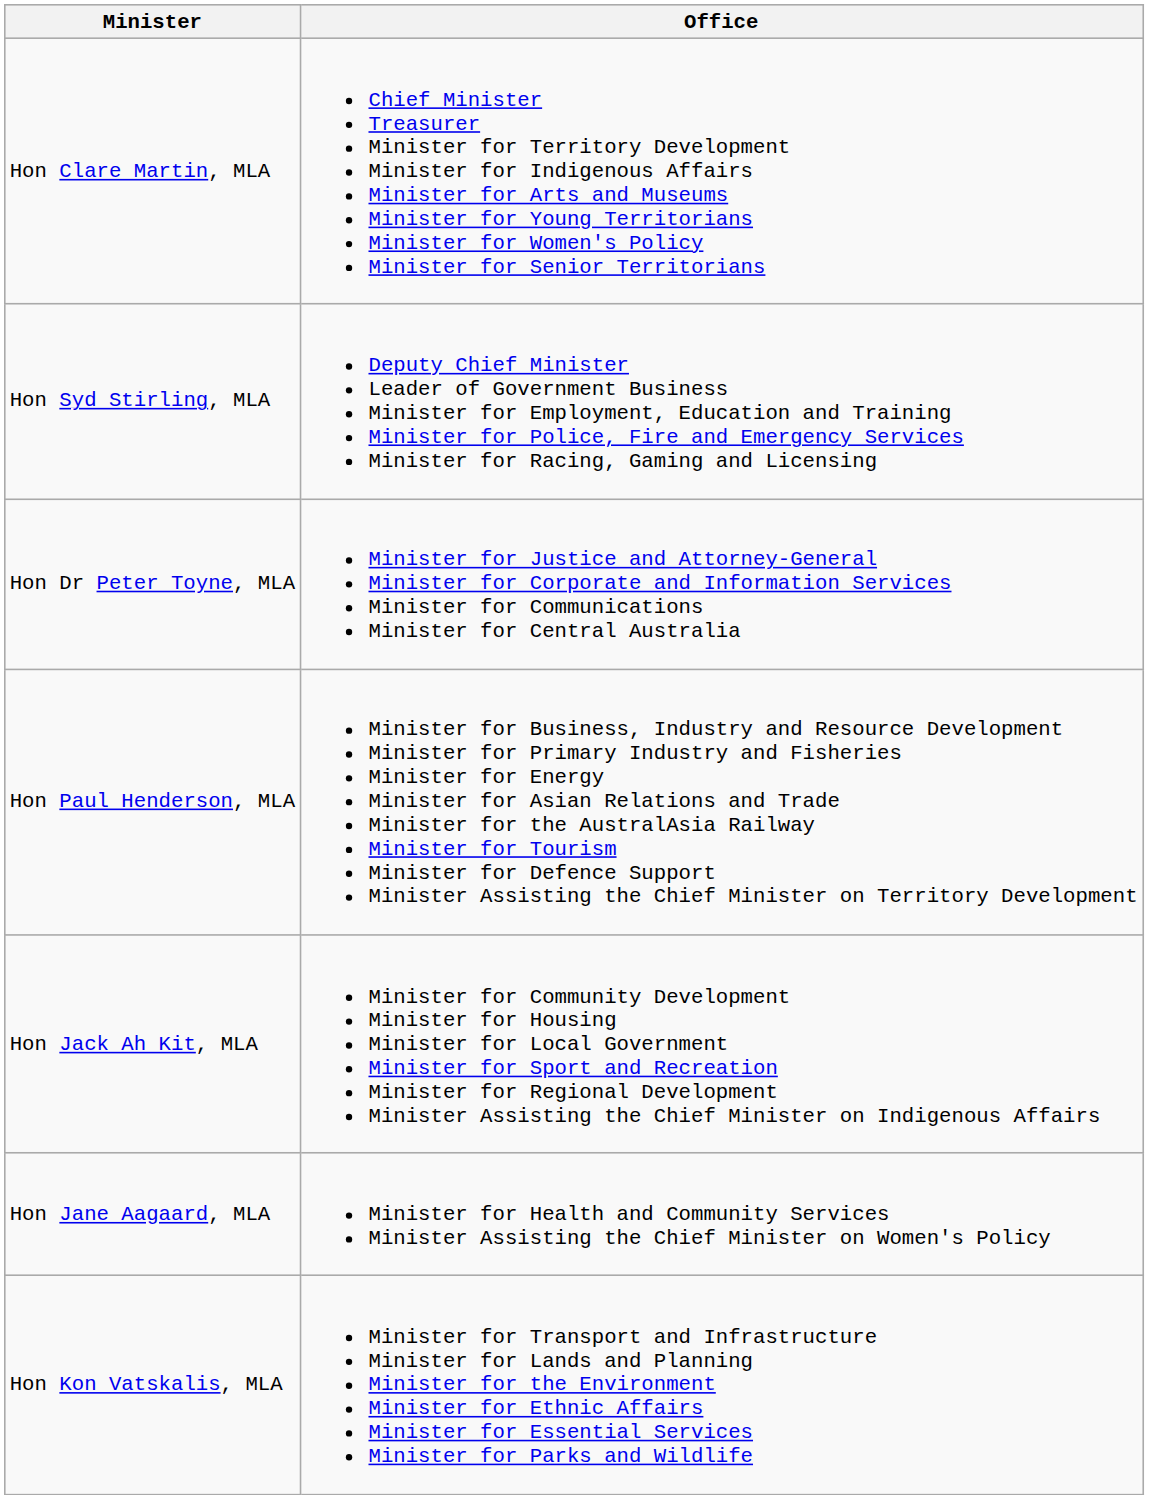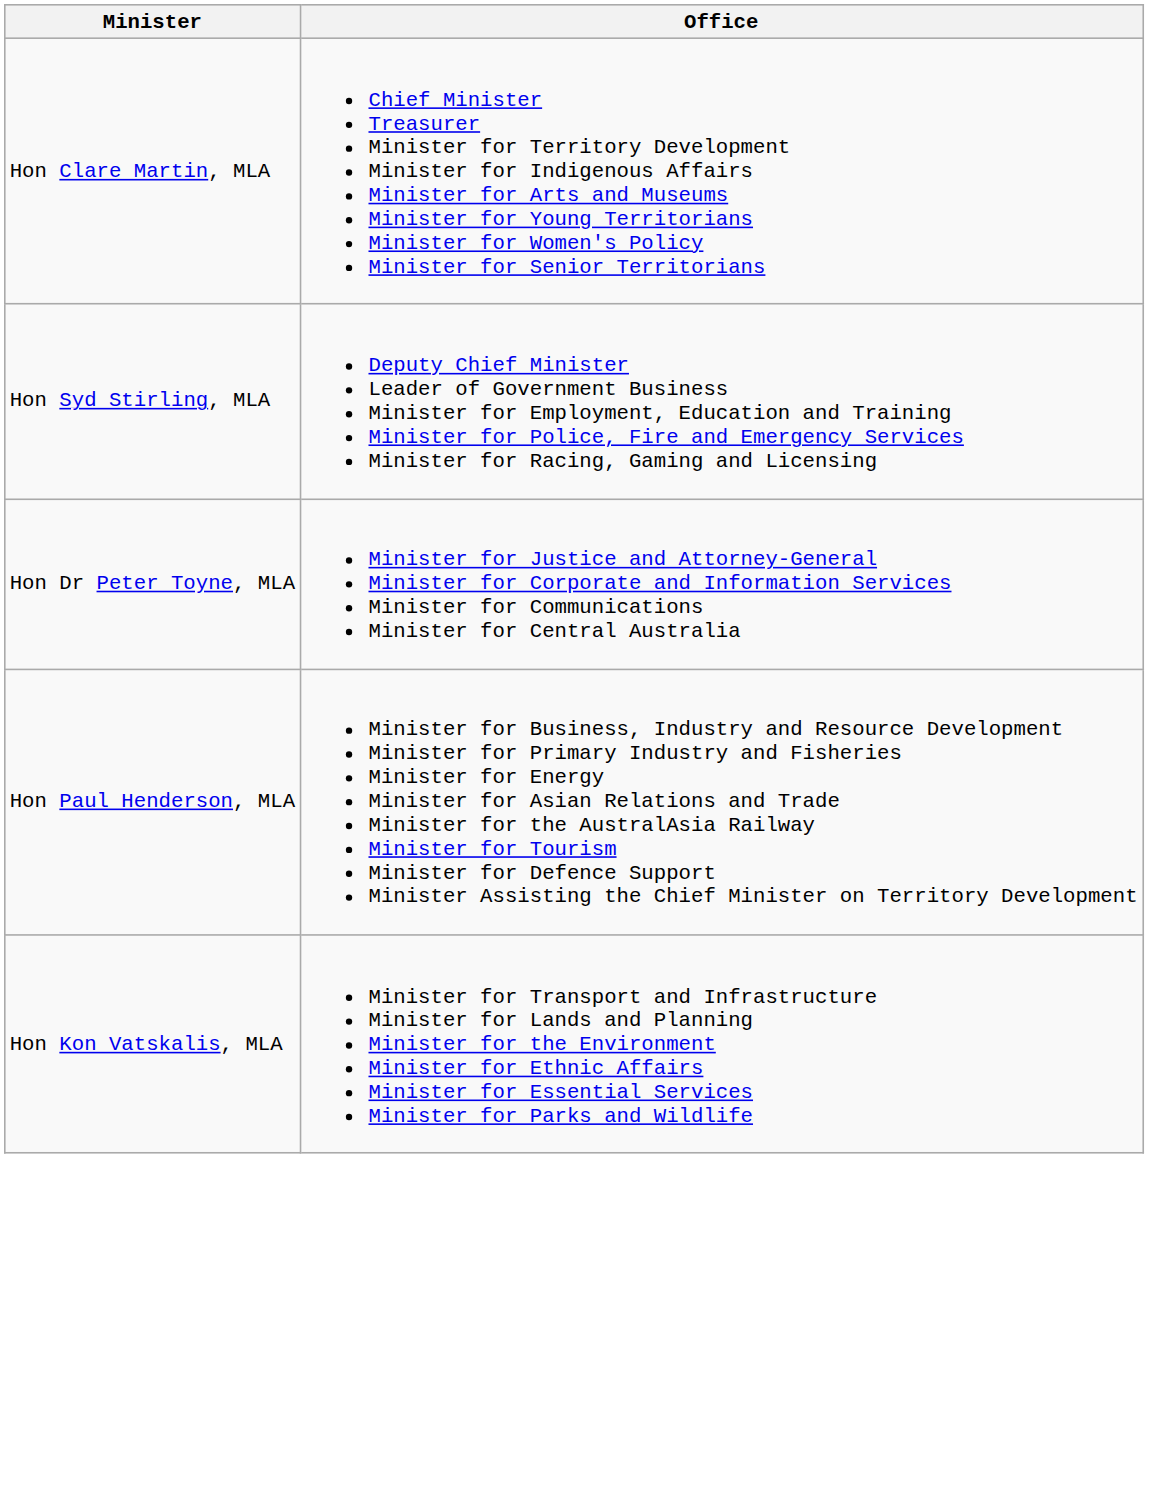- row: (134, 1044)
- row: (140, 1214)
